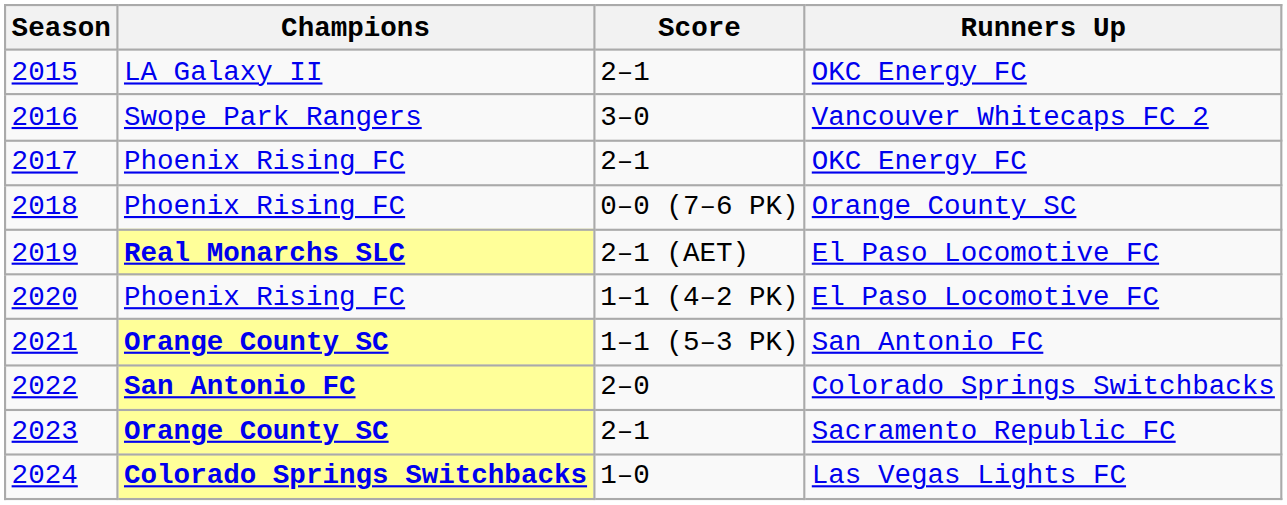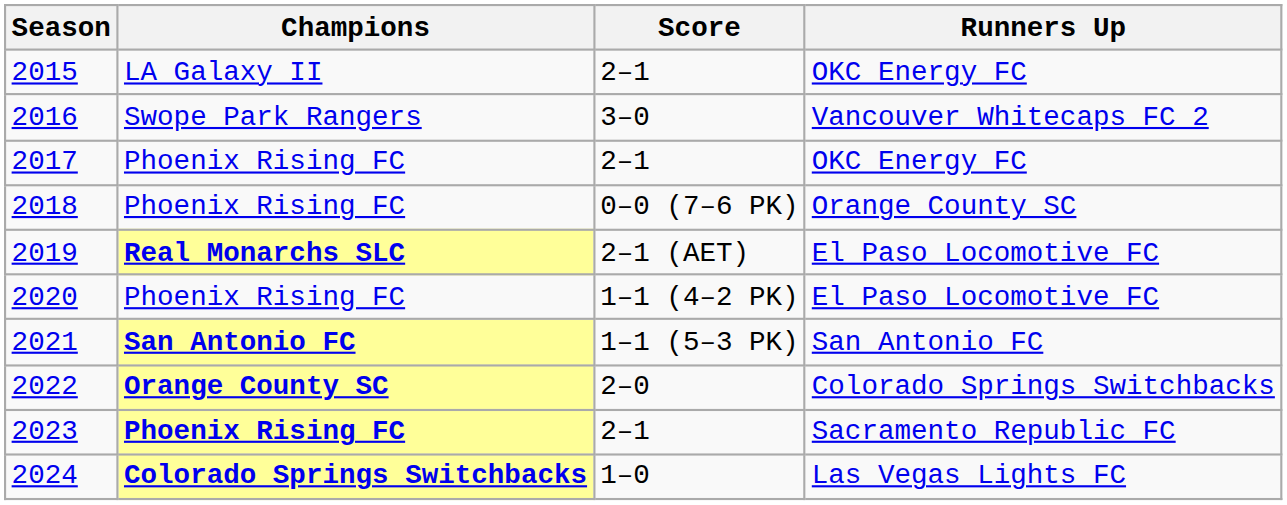(256, 342) Orange County SC -> (240, 342) San Antonio FC
(240, 387) San Antonio FC -> (256, 387) Orange County SC
(256, 432) Orange County SC -> (265, 432) Phoenix Rising FC
